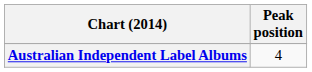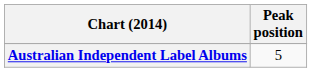(278, 55) 4 -> (278, 55) 5
